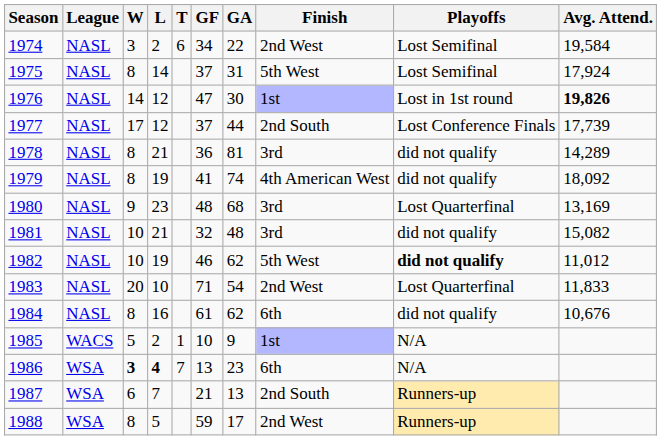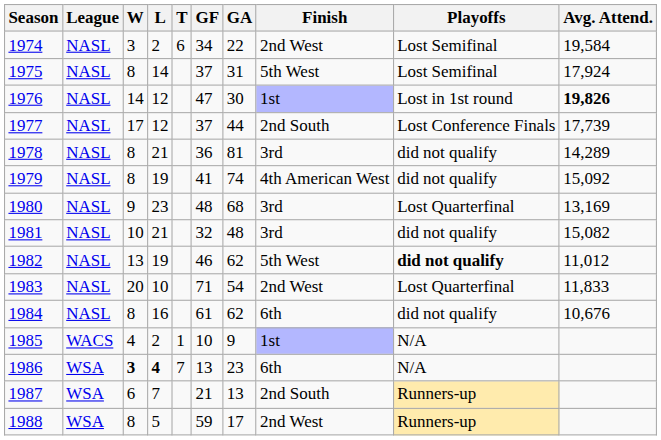(587, 179) 18,092 -> (587, 179) 15,092
(135, 260) 10 -> (135, 260) 13
(131, 340) 5 -> (131, 340) 4
